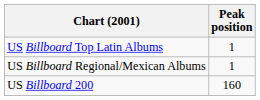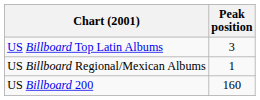(232, 47) 1 -> (232, 47) 3
